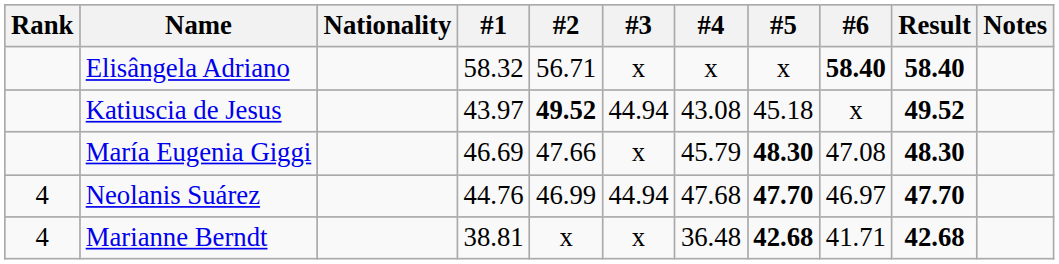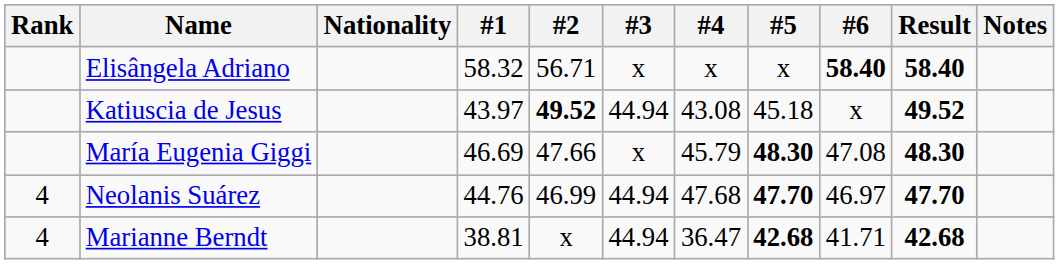(639, 237) x -> (639, 237) 44.94
(711, 237) 36.48 -> (711, 237) 36.47
